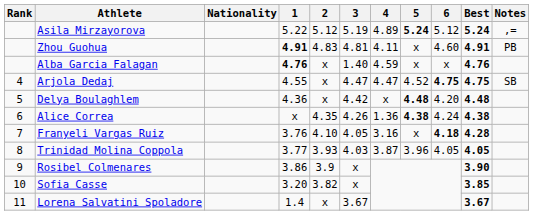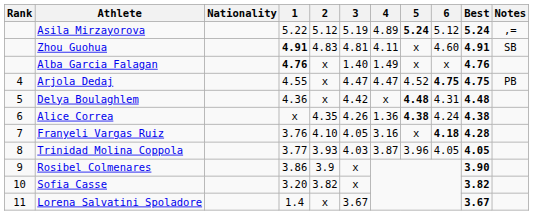(510, 47) PB -> (510, 47) SB
(386, 64) 4.59 -> (386, 64) 1.49
(510, 82) SB -> (510, 82) PB
(446, 99) 4.20 -> (446, 99) 4.31
(477, 185) 3.85 -> (477, 185) 3.82
